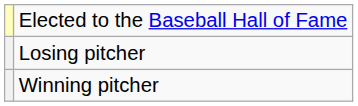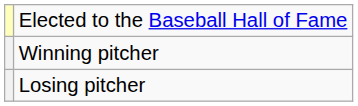rows swapped: (89, 85) <-> (82, 52)
